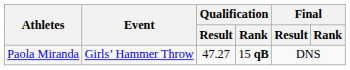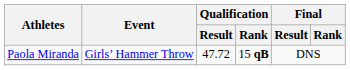(216, 55) 47.27 -> (216, 55) 47.72
